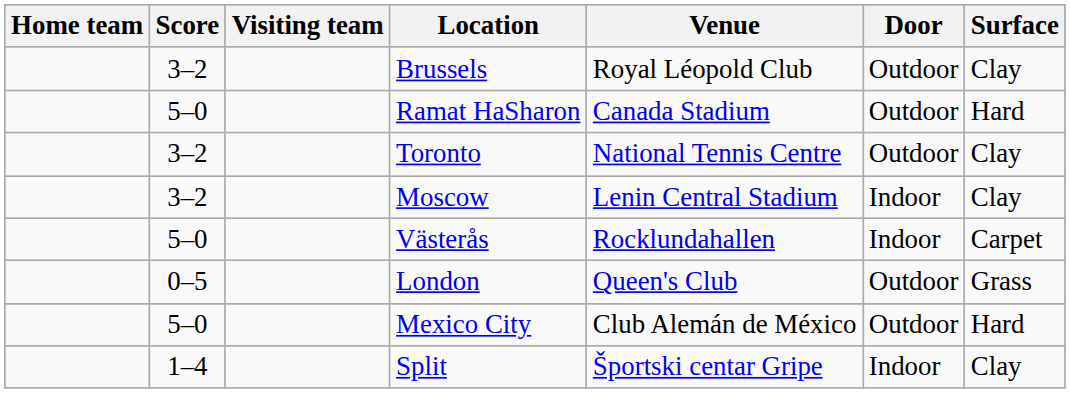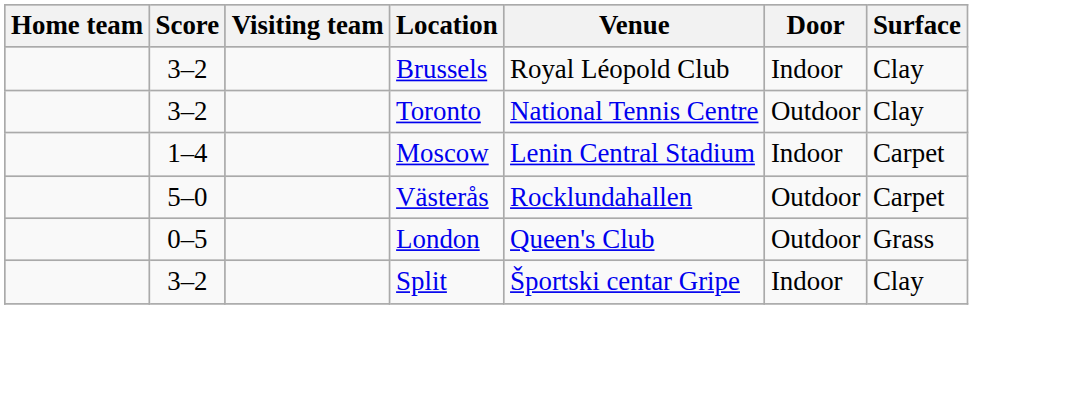(914, 68) Outdoor -> (807, 68) Indoor
- row: (488, 111)
(187, 196) 3–2 -> (187, 153) 1–4
(996, 196) Clay -> (909, 153) Carpet
(905, 238) Indoor -> (816, 196) Outdoor
- row: (464, 324)
(187, 366) 1–4 -> (187, 281) 3–2
